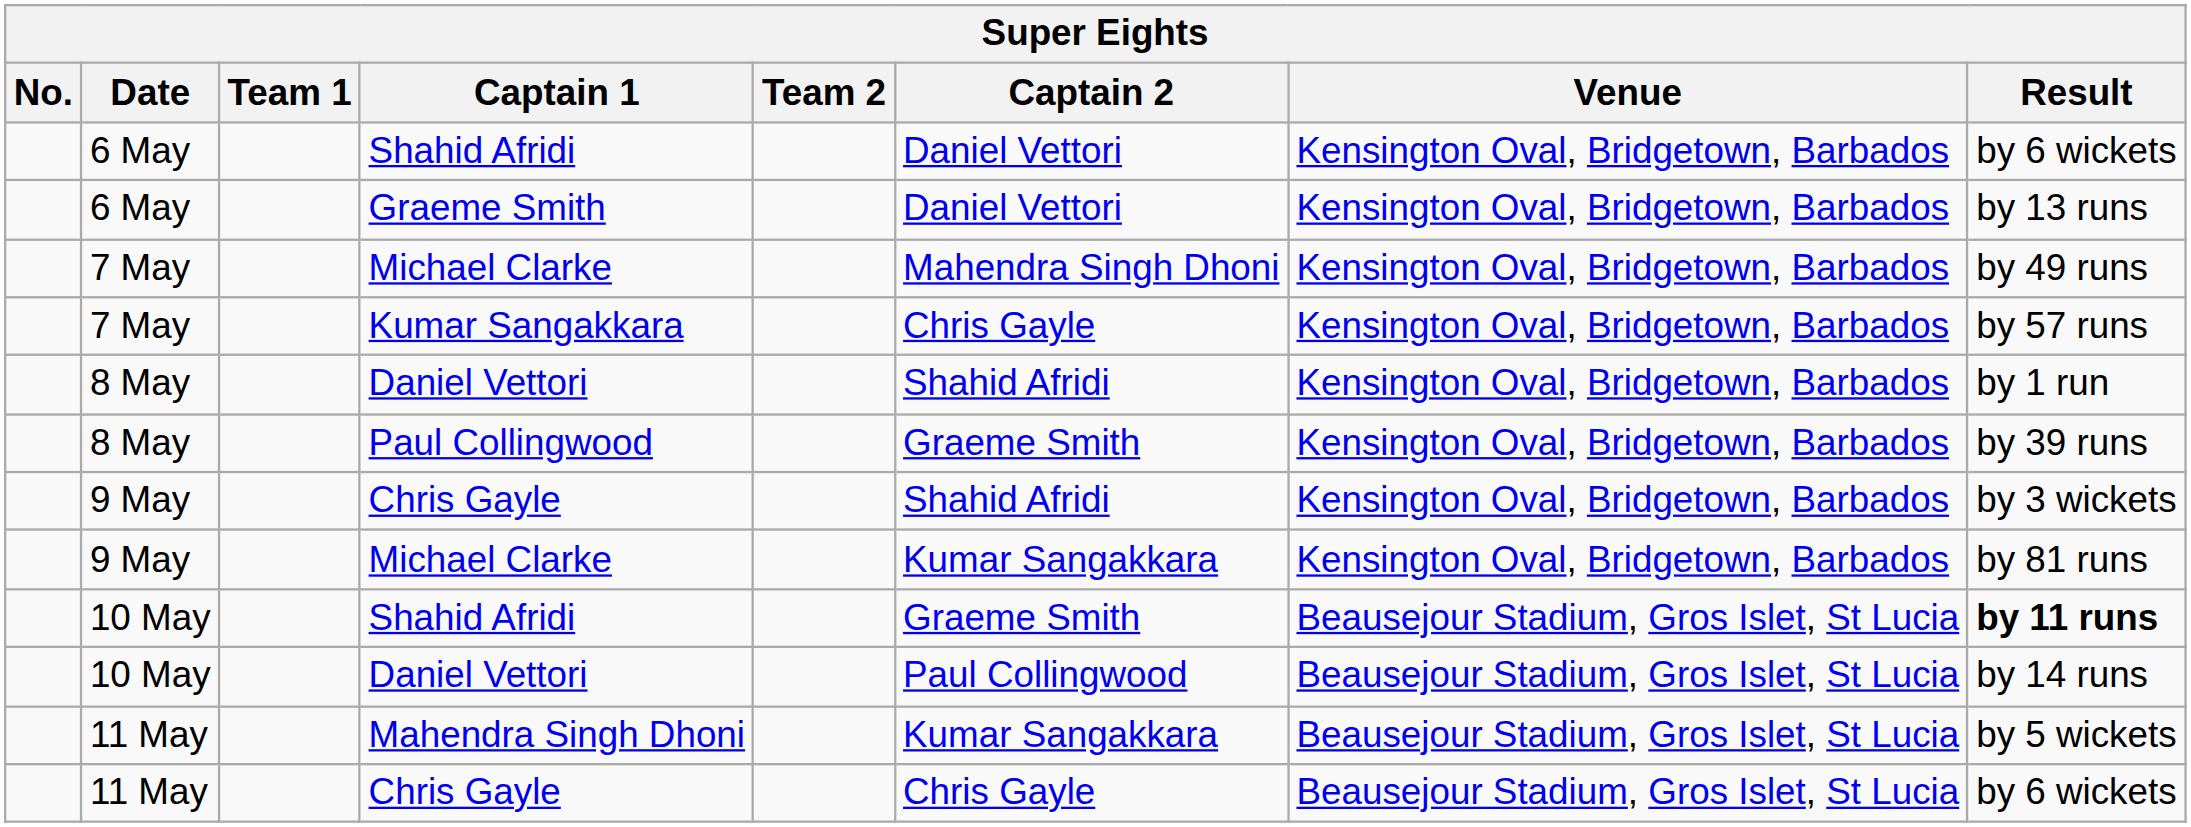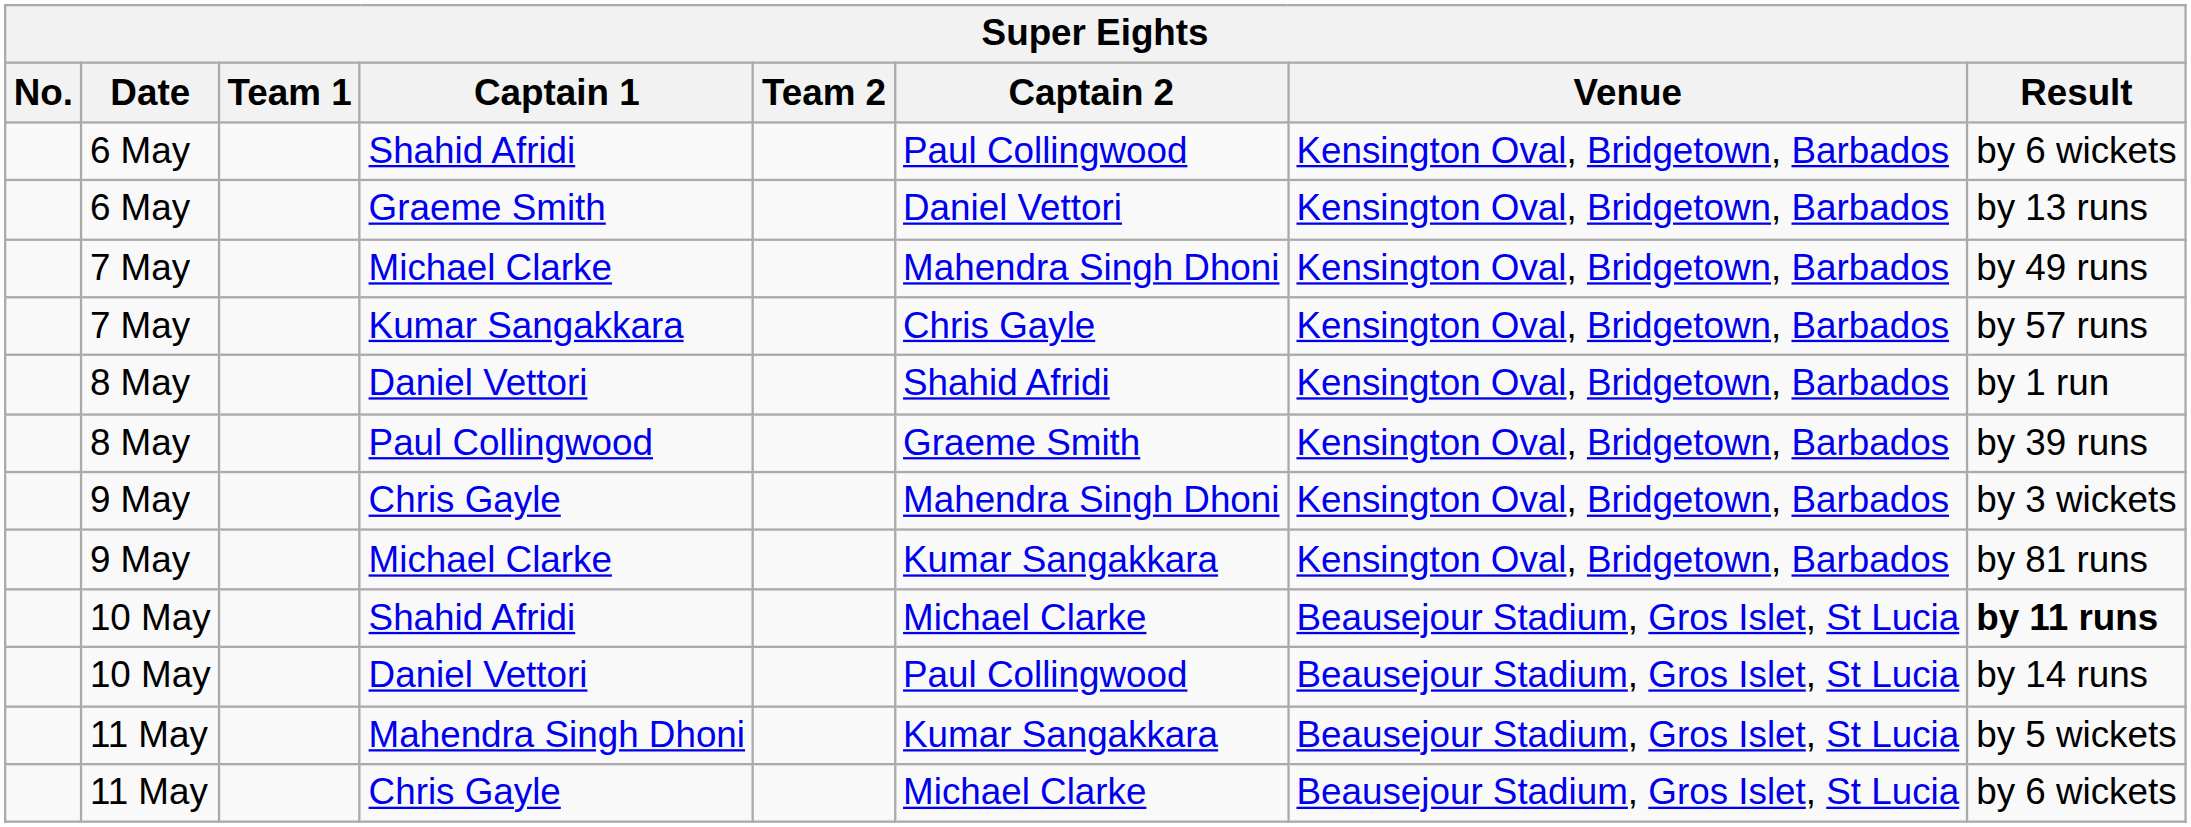(1012, 150) Daniel Vettori -> (1045, 150) Paul Collingwood
(1006, 500) Shahid Afridi -> (1091, 500) Mahendra Singh Dhoni
(1022, 617) Graeme Smith -> (1025, 617) Michael Clarke
(999, 792) Chris Gayle -> (1025, 792) Michael Clarke
